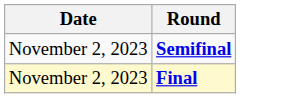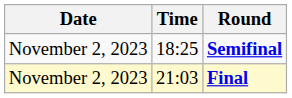+ column: (177, 19)
